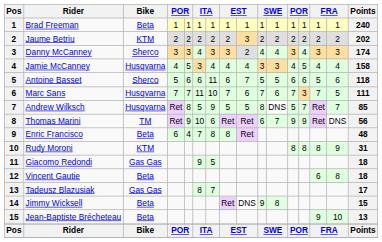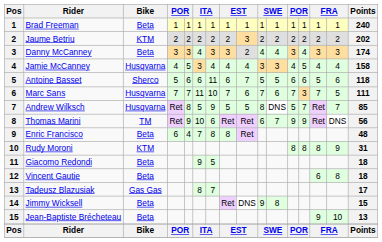(145, 52) Sherco -> (145, 52) Beta
(145, 162) Gas Gas -> (145, 162) Beta
